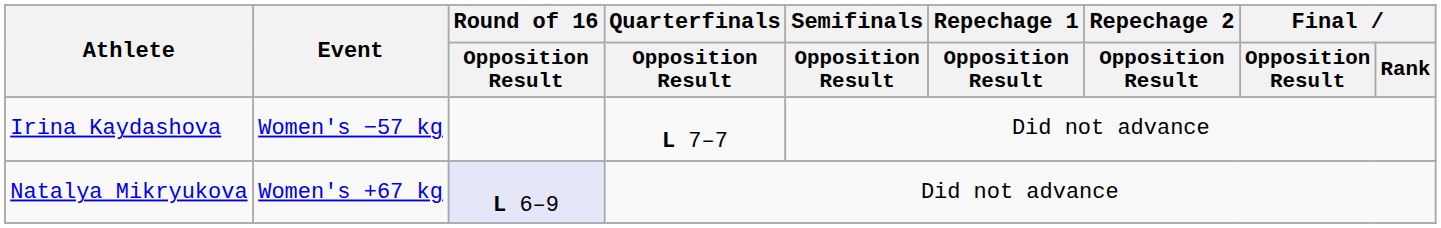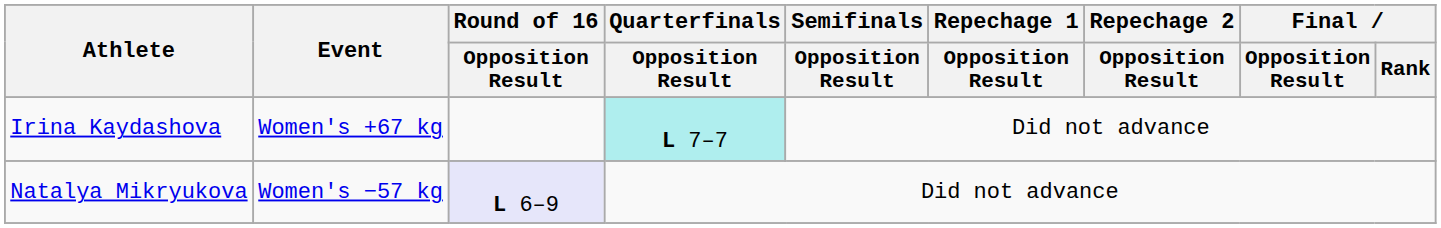(351, 129) Women's −57 kg -> (351, 129) Women's +67 kg
(695, 142) no background -> (695, 142) paleturquoise background
(351, 192) Women's +67 kg -> (351, 192) Women's −57 kg
